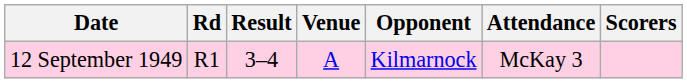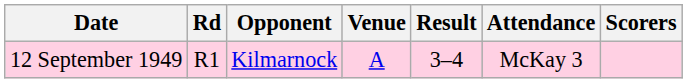columns swapped: (424, 22) <-> (261, 22)
